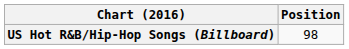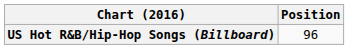(311, 35) 98 -> (311, 35) 96
